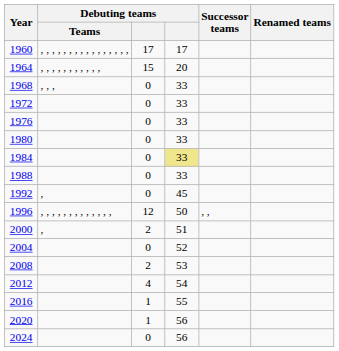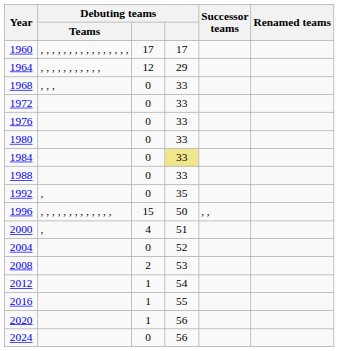(148, 67) 15 -> (148, 67) 12
(182, 67) 20 -> (182, 67) 29
(182, 193) 45 -> (182, 193) 35
(148, 211) 12 -> (148, 211) 15
(148, 229) 2 -> (148, 229) 4
(148, 283) 4 -> (148, 283) 1
